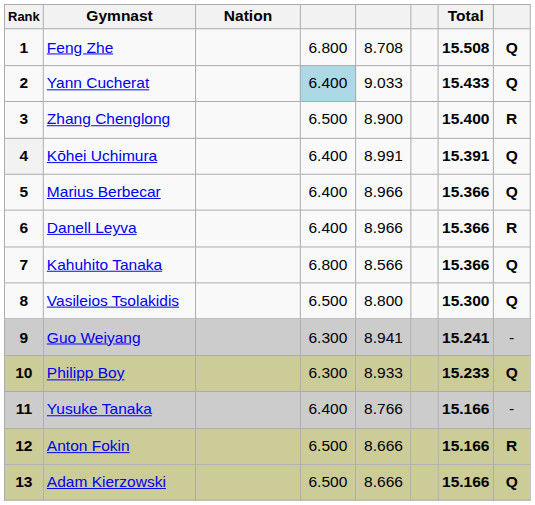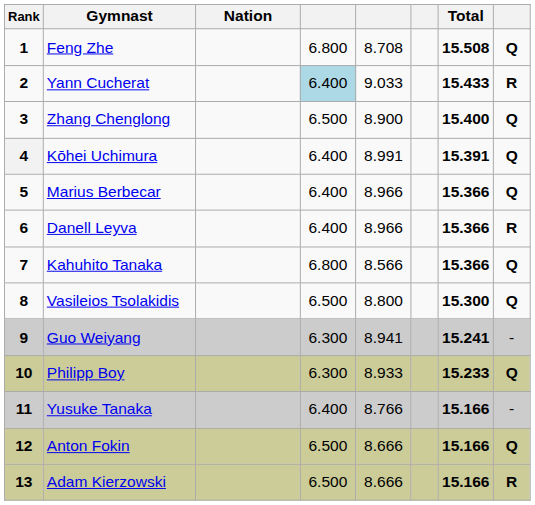(512, 83) Q -> (512, 83) R
(512, 119) R -> (512, 119) Q
(512, 446) R -> (512, 446) Q
(512, 482) Q -> (512, 482) R
